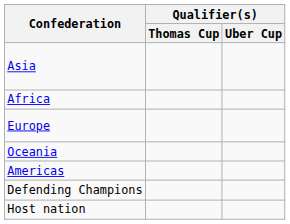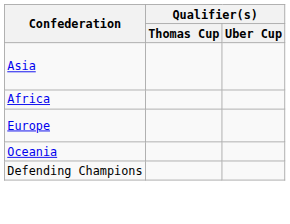- row: (36, 171)
- row: (46, 209)
